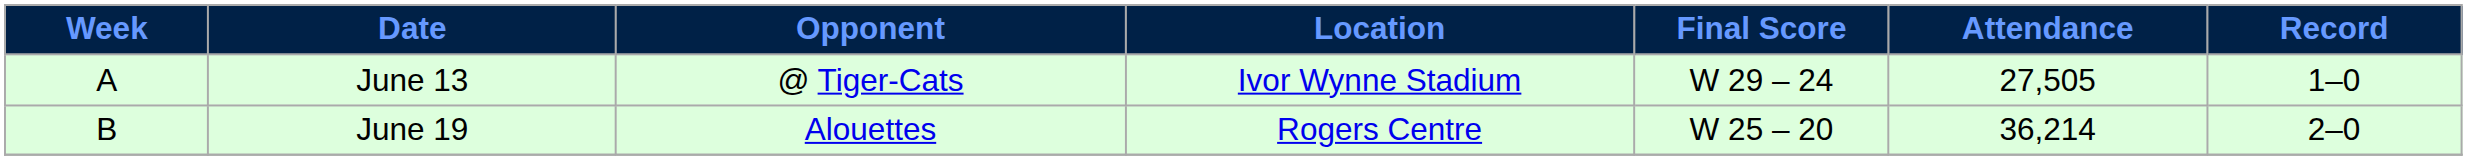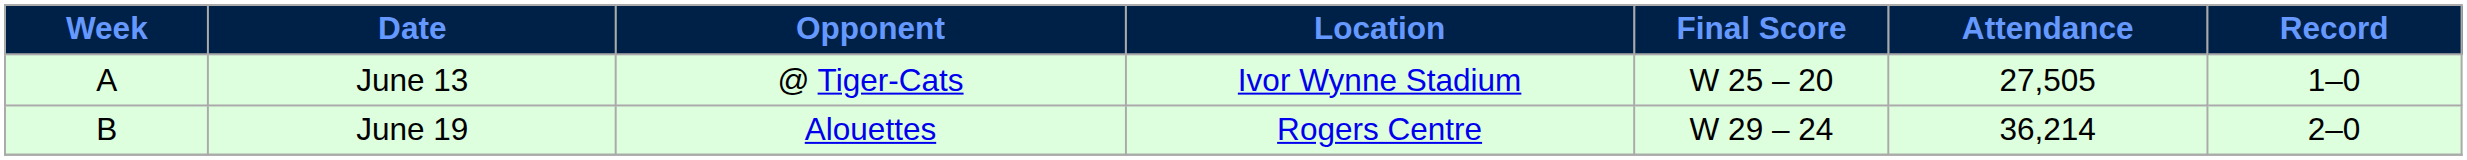(1761, 79) W 29 – 24 -> (1761, 79) W 25 – 20
(1761, 129) W 25 – 20 -> (1761, 129) W 29 – 24
